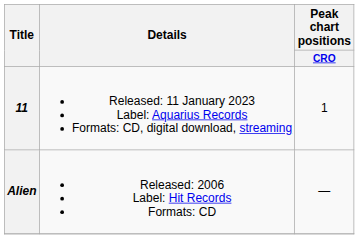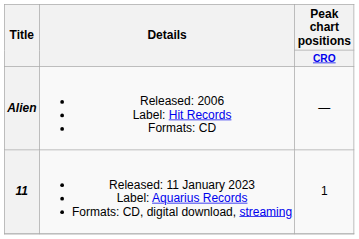rows swapped: (22, 191) <-> (22, 108)
